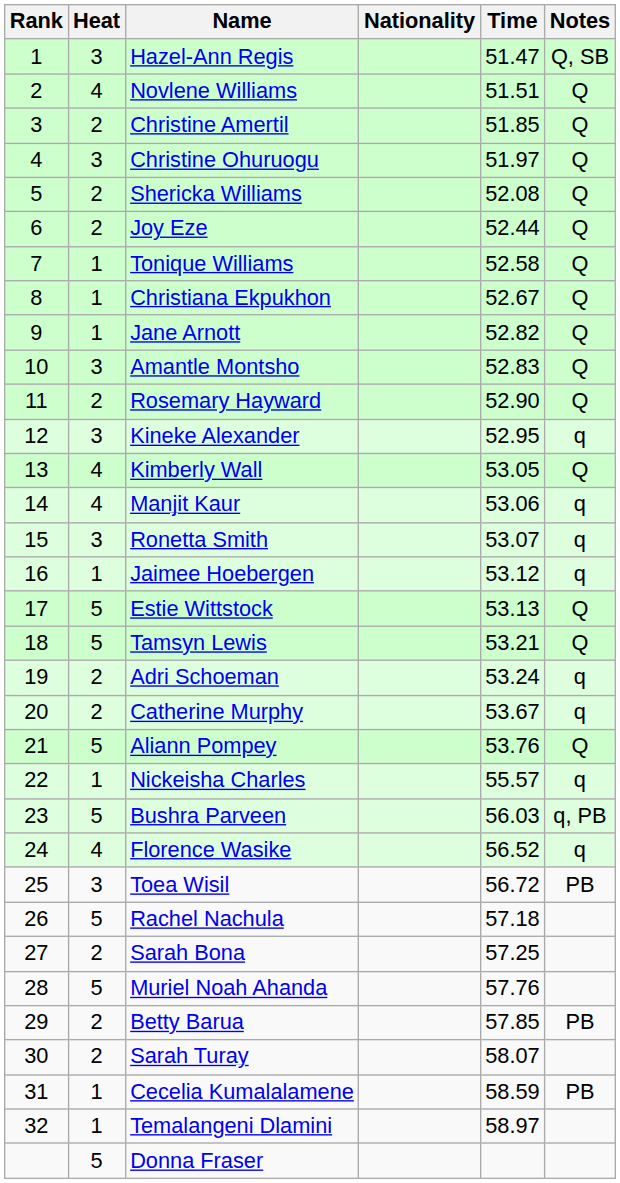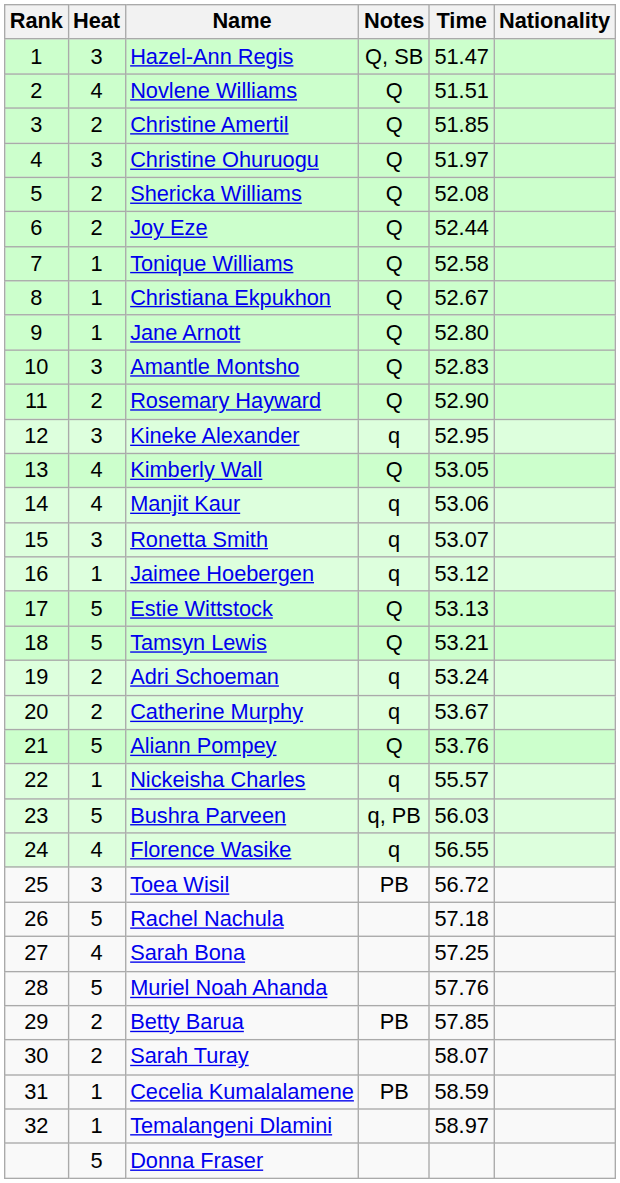columns swapped: (420, 21) <-> (580, 21)
(512, 332) 52.82 -> (462, 332) 52.80
(512, 849) 56.52 -> (462, 849) 56.55
(97, 953) 2 -> (97, 953) 4
